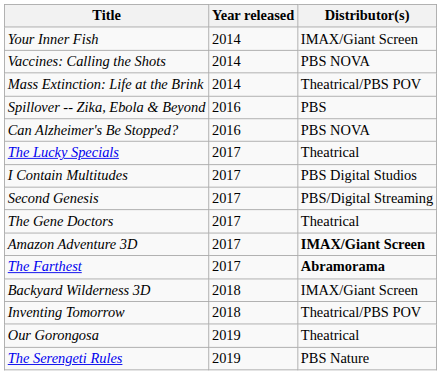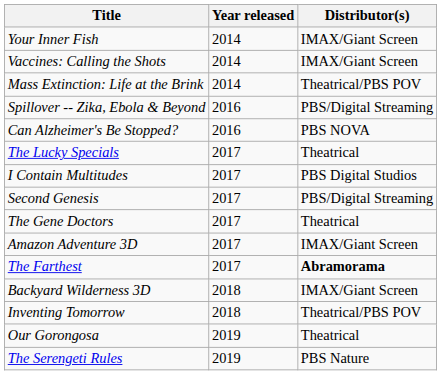(335, 61) PBS NOVA -> (359, 61) IMAX/Giant Screen
(314, 107) PBS -> (367, 107) PBS/Digital Streaming
(363, 244) bold -> (359, 244) normal
